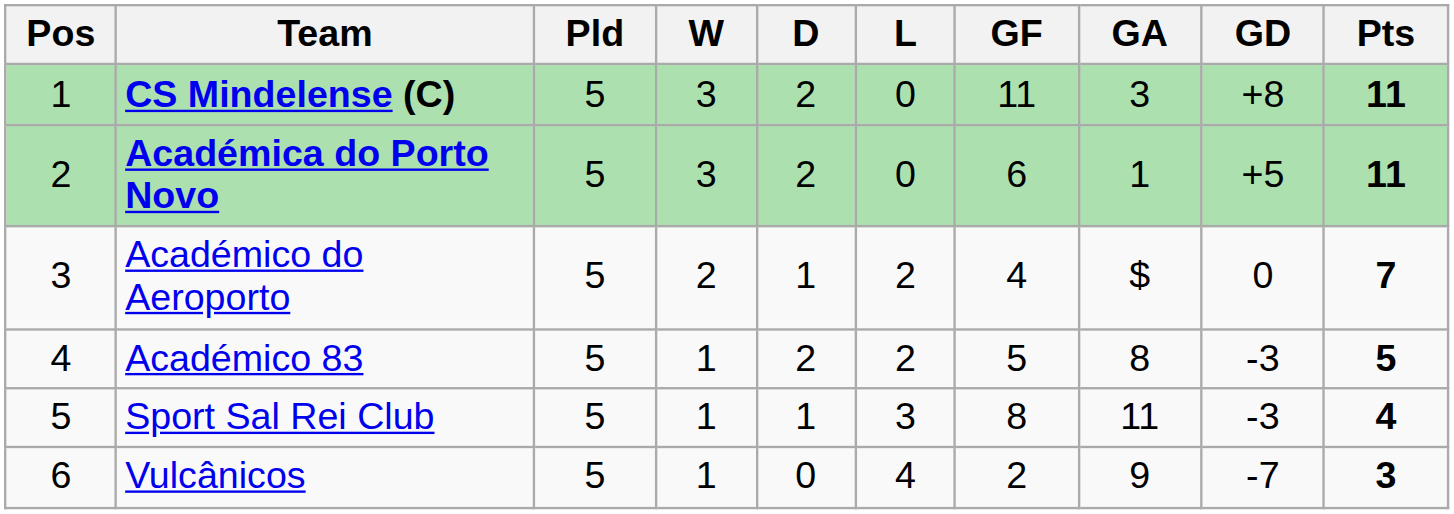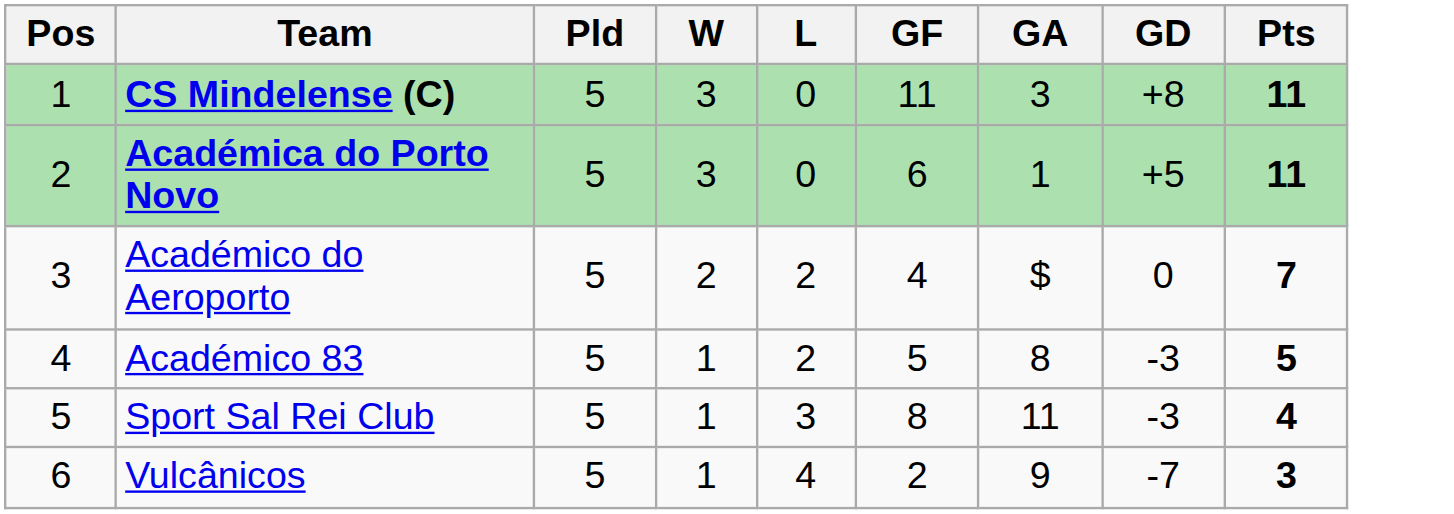- column: (806, 34)
